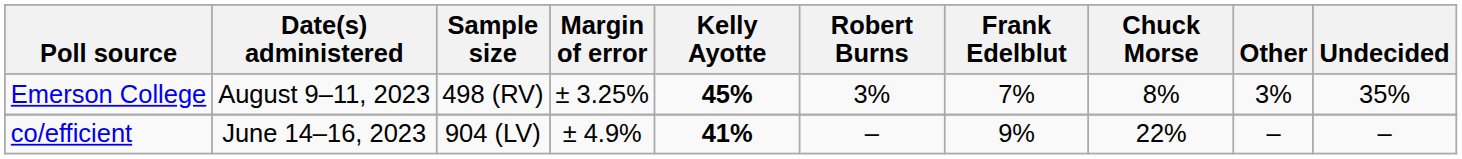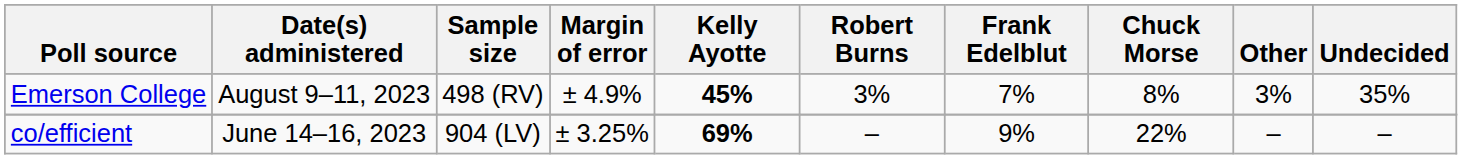(602, 94) ± 3.25% -> (602, 94) ± 4.9%
(602, 134) ± 4.9% -> (602, 134) ± 3.25%
(727, 134) 41% -> (727, 134) 69%
